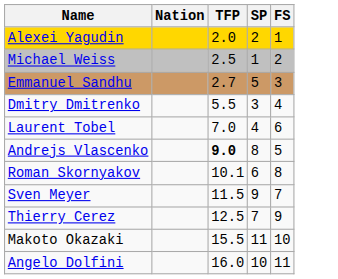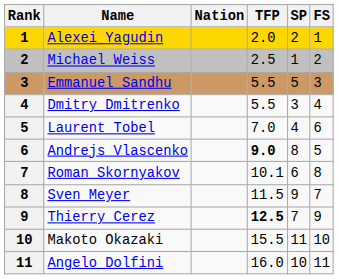+ column: (24, 16)
(224, 83) 2.7 -> (263, 83) 5.5
(228, 218) normal -> (267, 218) bold
